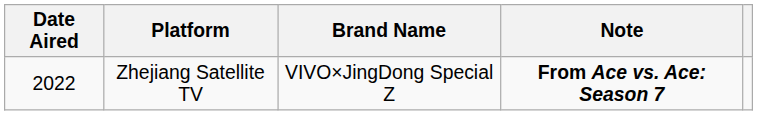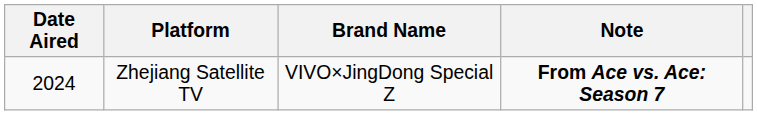(54, 83) 2022 -> (54, 83) 2024
